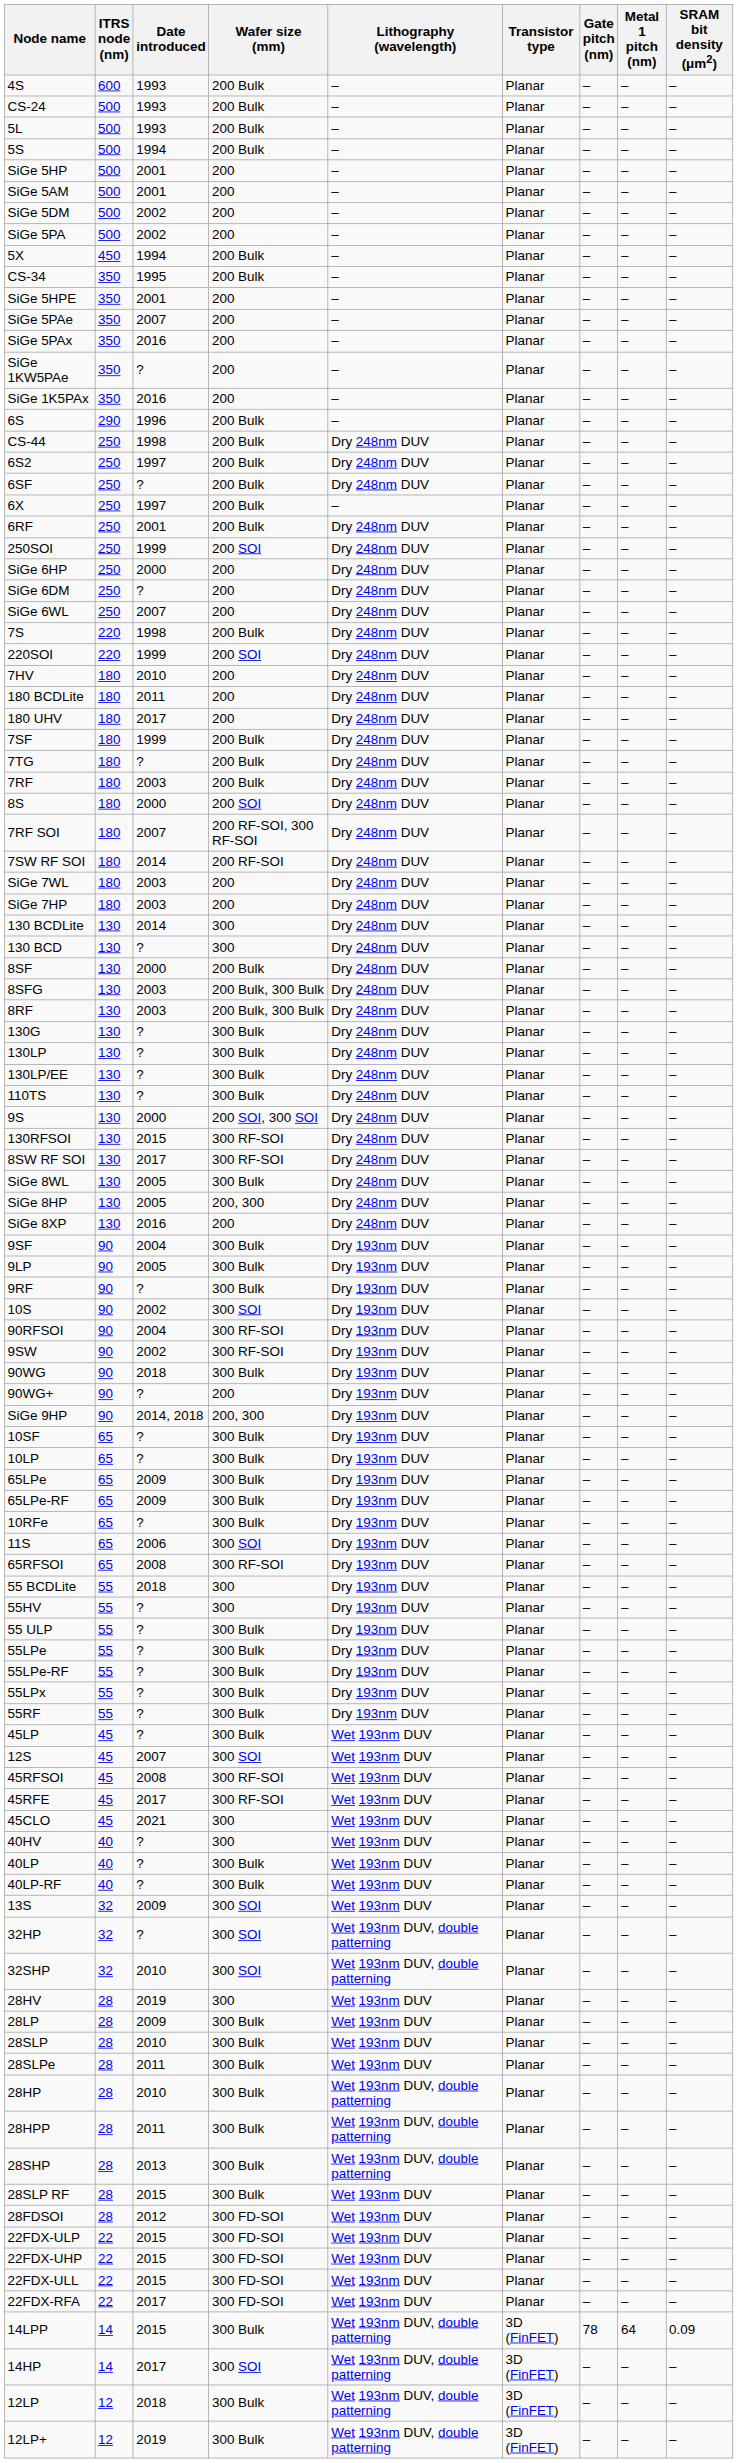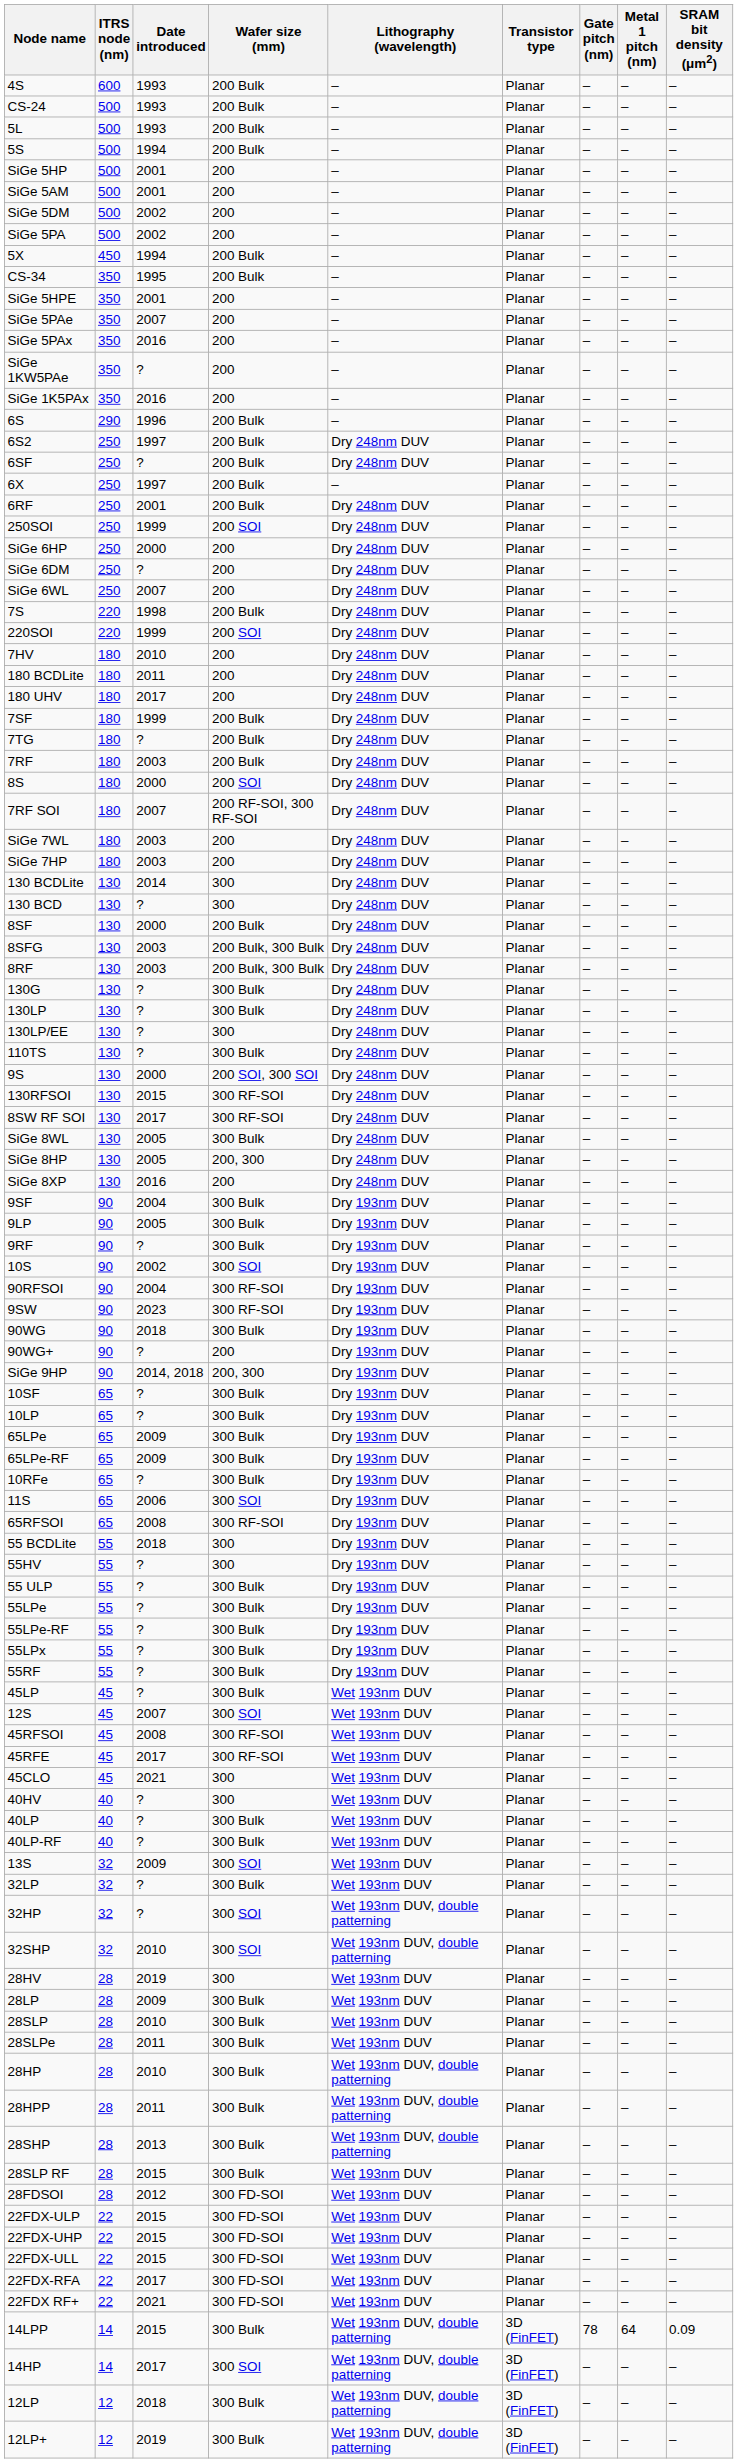- row: (27, 441)
- row: (46, 861)
(238, 1074) 300 Bulk -> (223, 1032) 300
(151, 1351) 2002 -> (151, 1309) 2023
+ row: (23, 1884)
+ row: (43, 2301)
